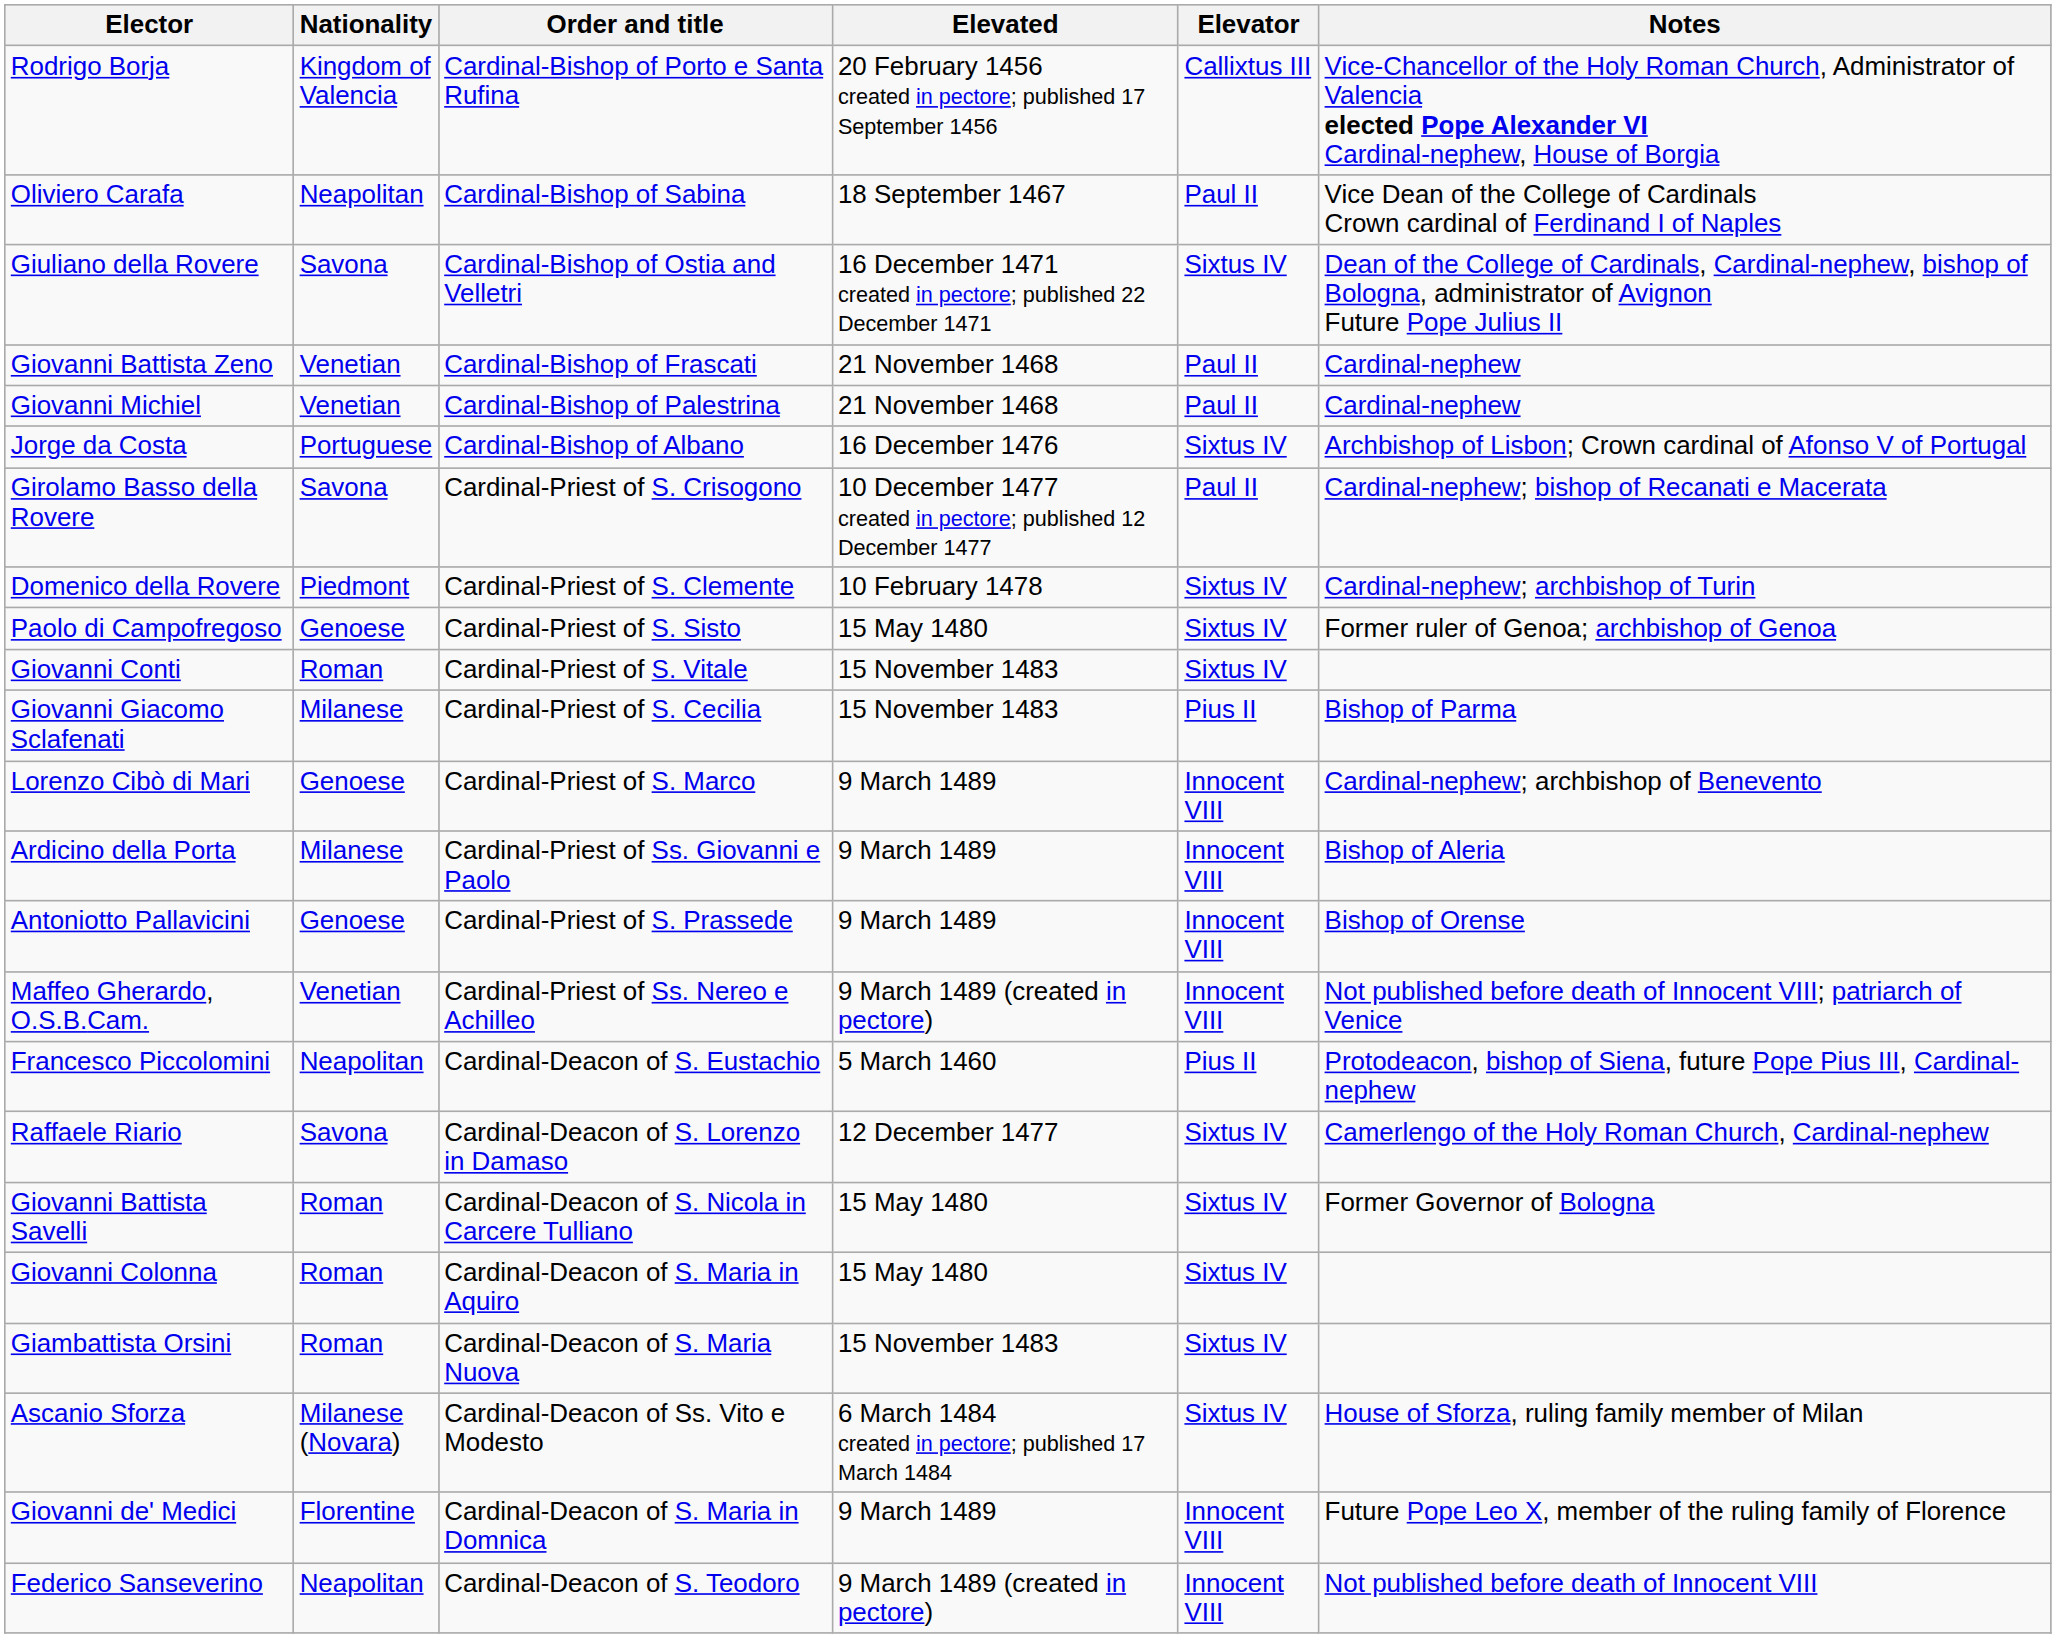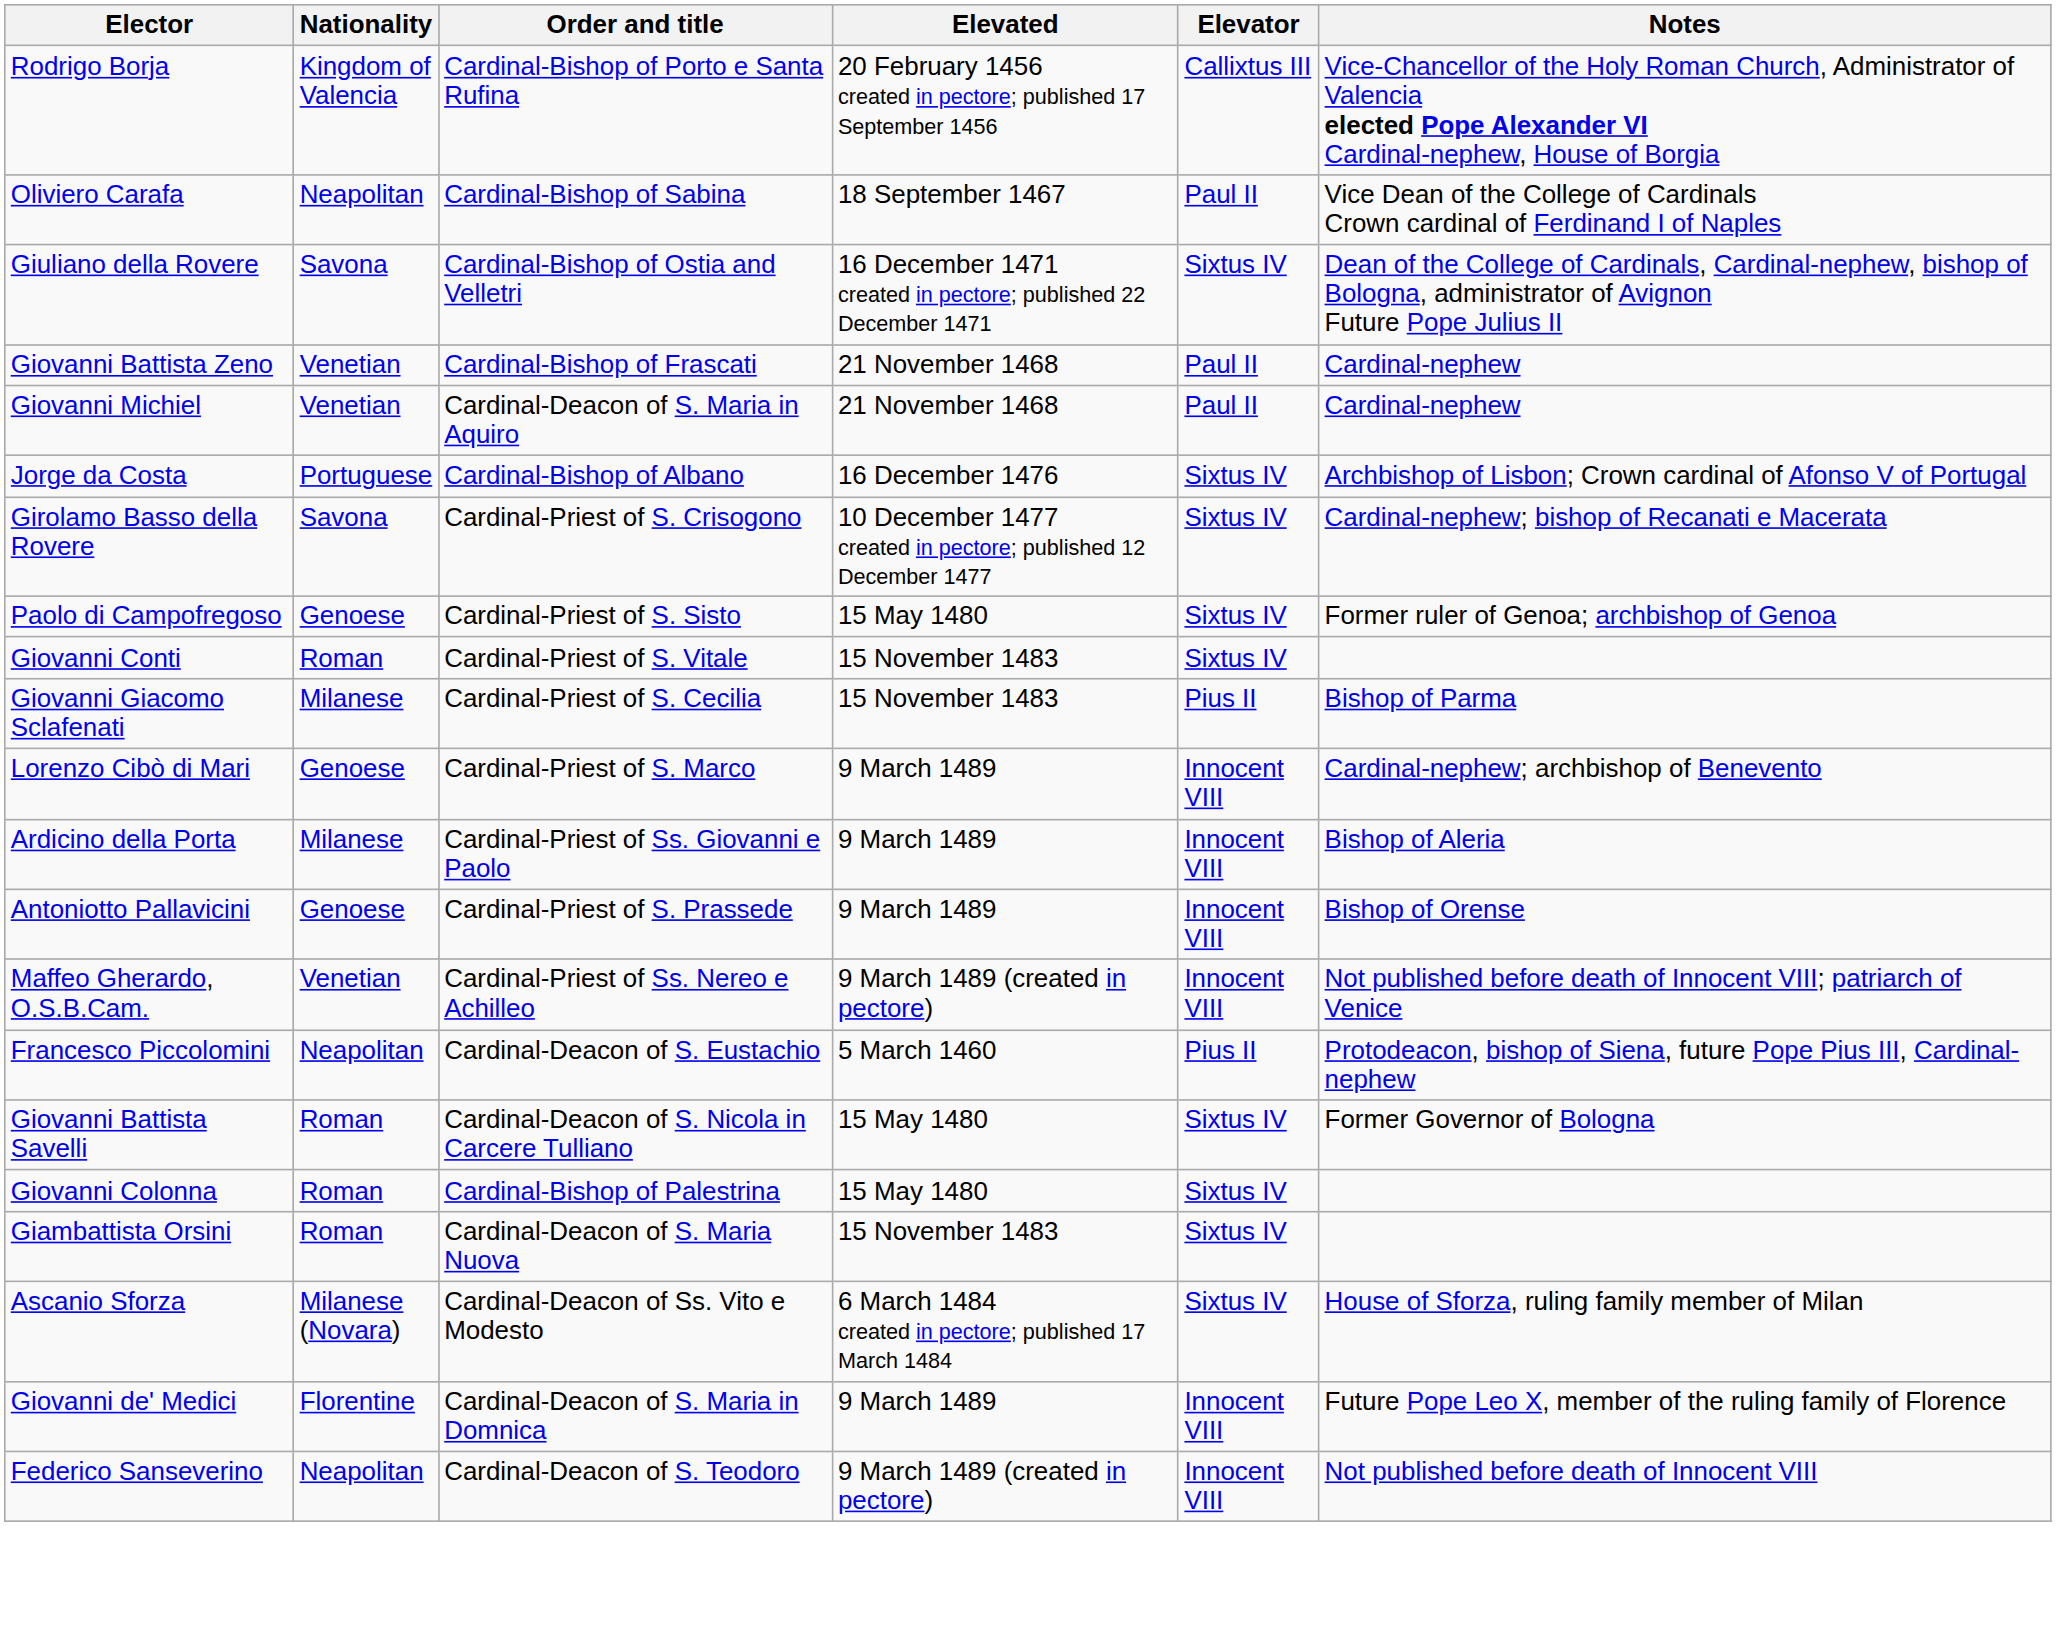(612, 405) Cardinal-Bishop of Palestrina -> (621, 420) Cardinal-Deacon of S. Maria in Aquiro
(1221, 487) Paul II -> (1236, 516) Sixtus IV
- row: (145, 587)
- row: (96, 1132)
(621, 1287) Cardinal-Deacon of S. Maria in Aquiro -> (612, 1190) Cardinal-Bishop of Palestrina
